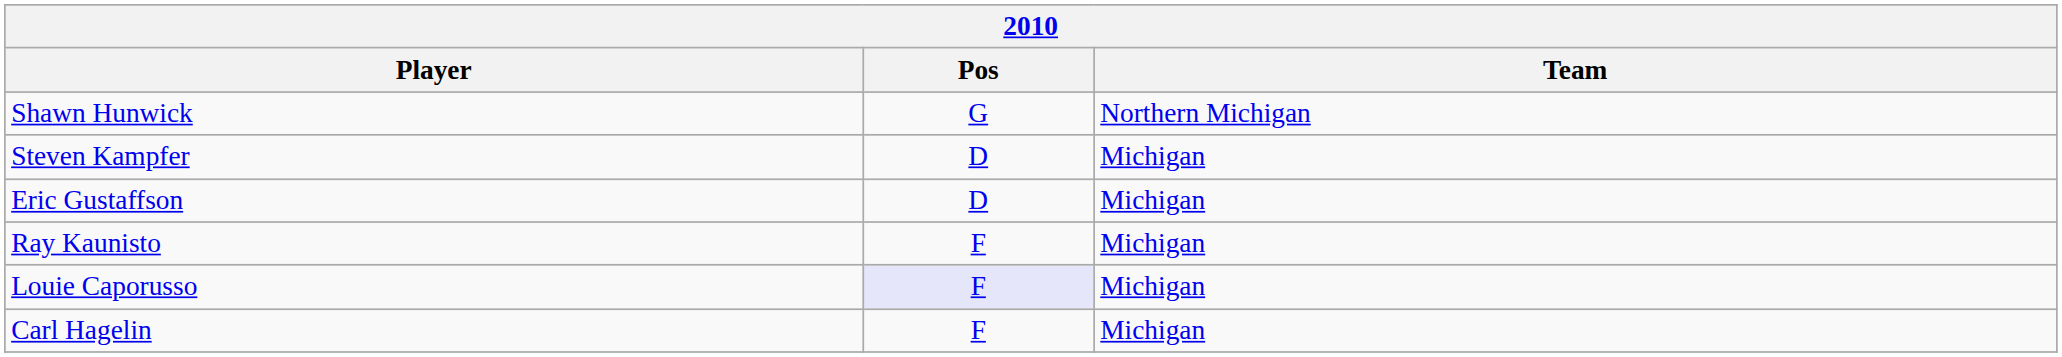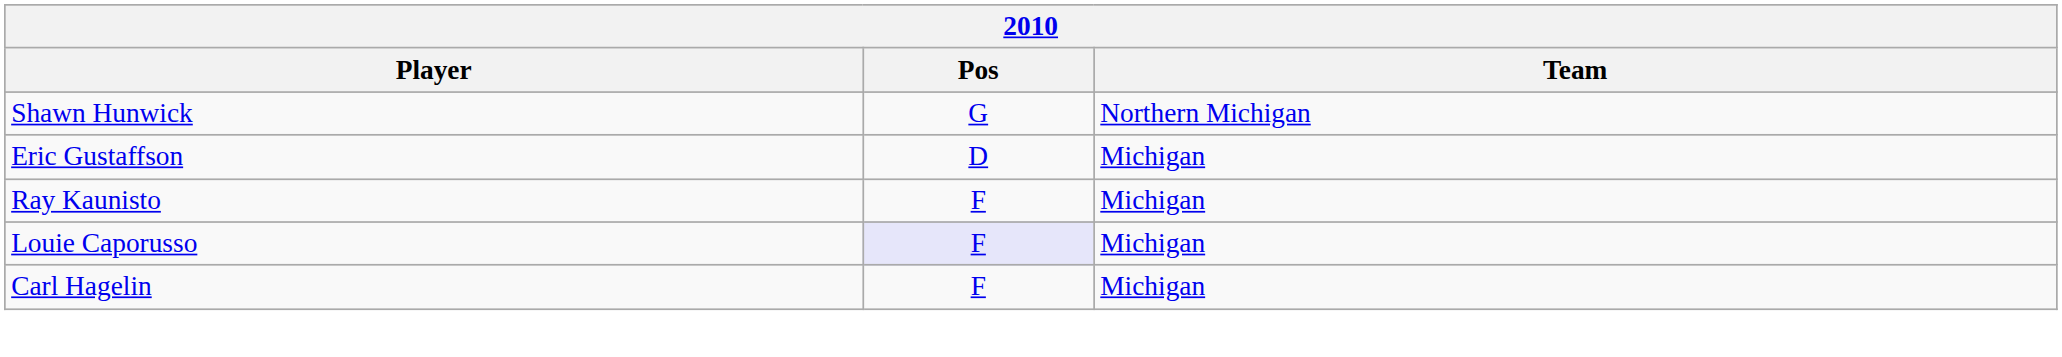- row: (100, 156)
